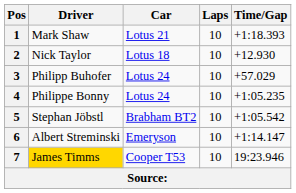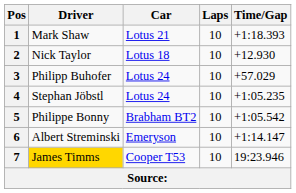(70, 96) Philippe Bonny -> (68, 96) Stephan Jöbstl
(68, 117) Stephan Jöbstl -> (70, 117) Philippe Bonny
